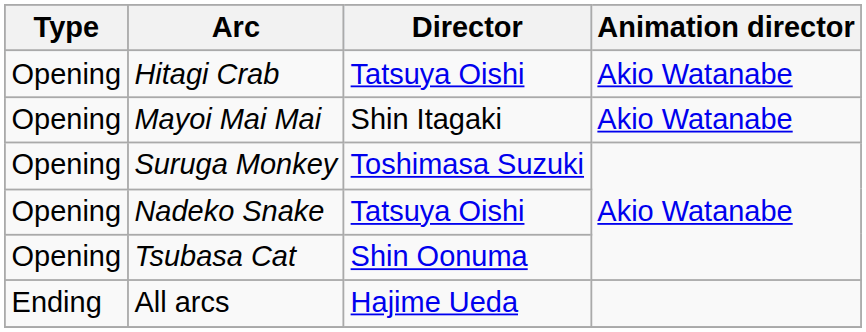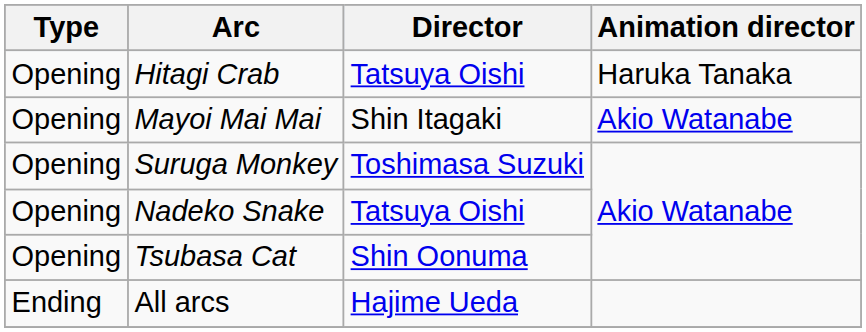(695, 73) Akio Watanabe -> (695, 73) Haruka Tanaka
